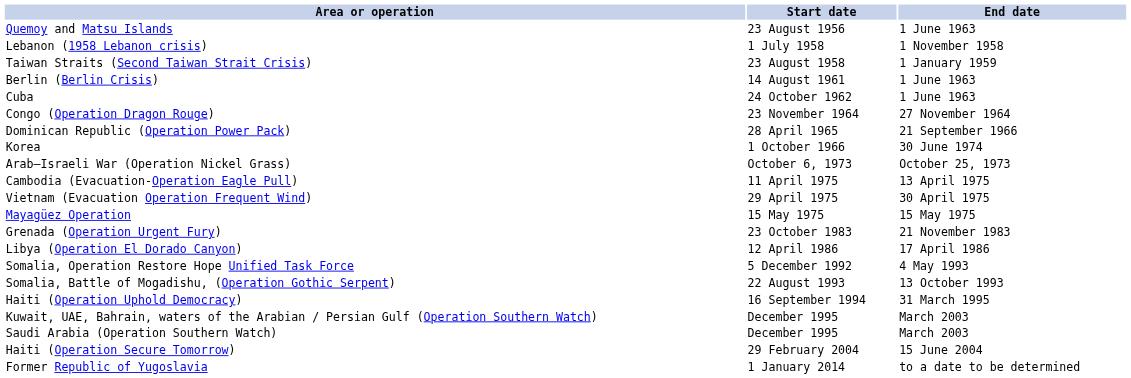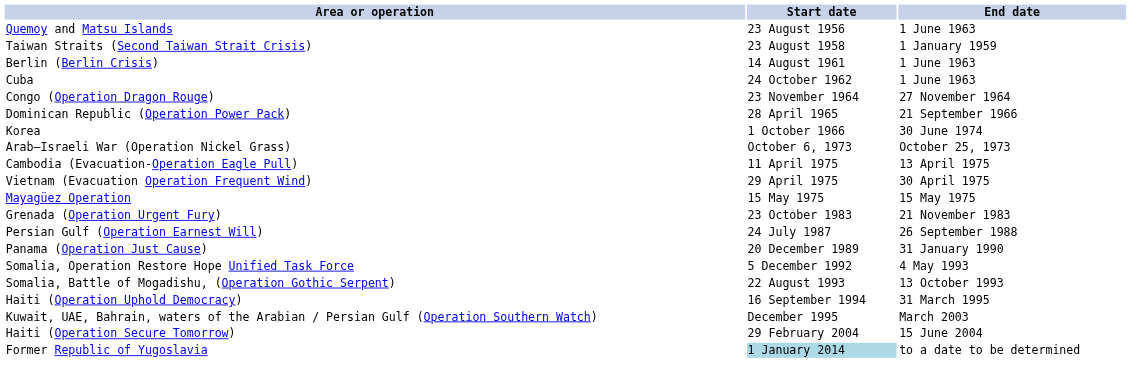- row: (107, 45)
- row: (124, 248)
+ row: (135, 231)
+ row: (107, 248)
- row: (142, 333)
(796, 367) no background -> (796, 350) lightblue background
